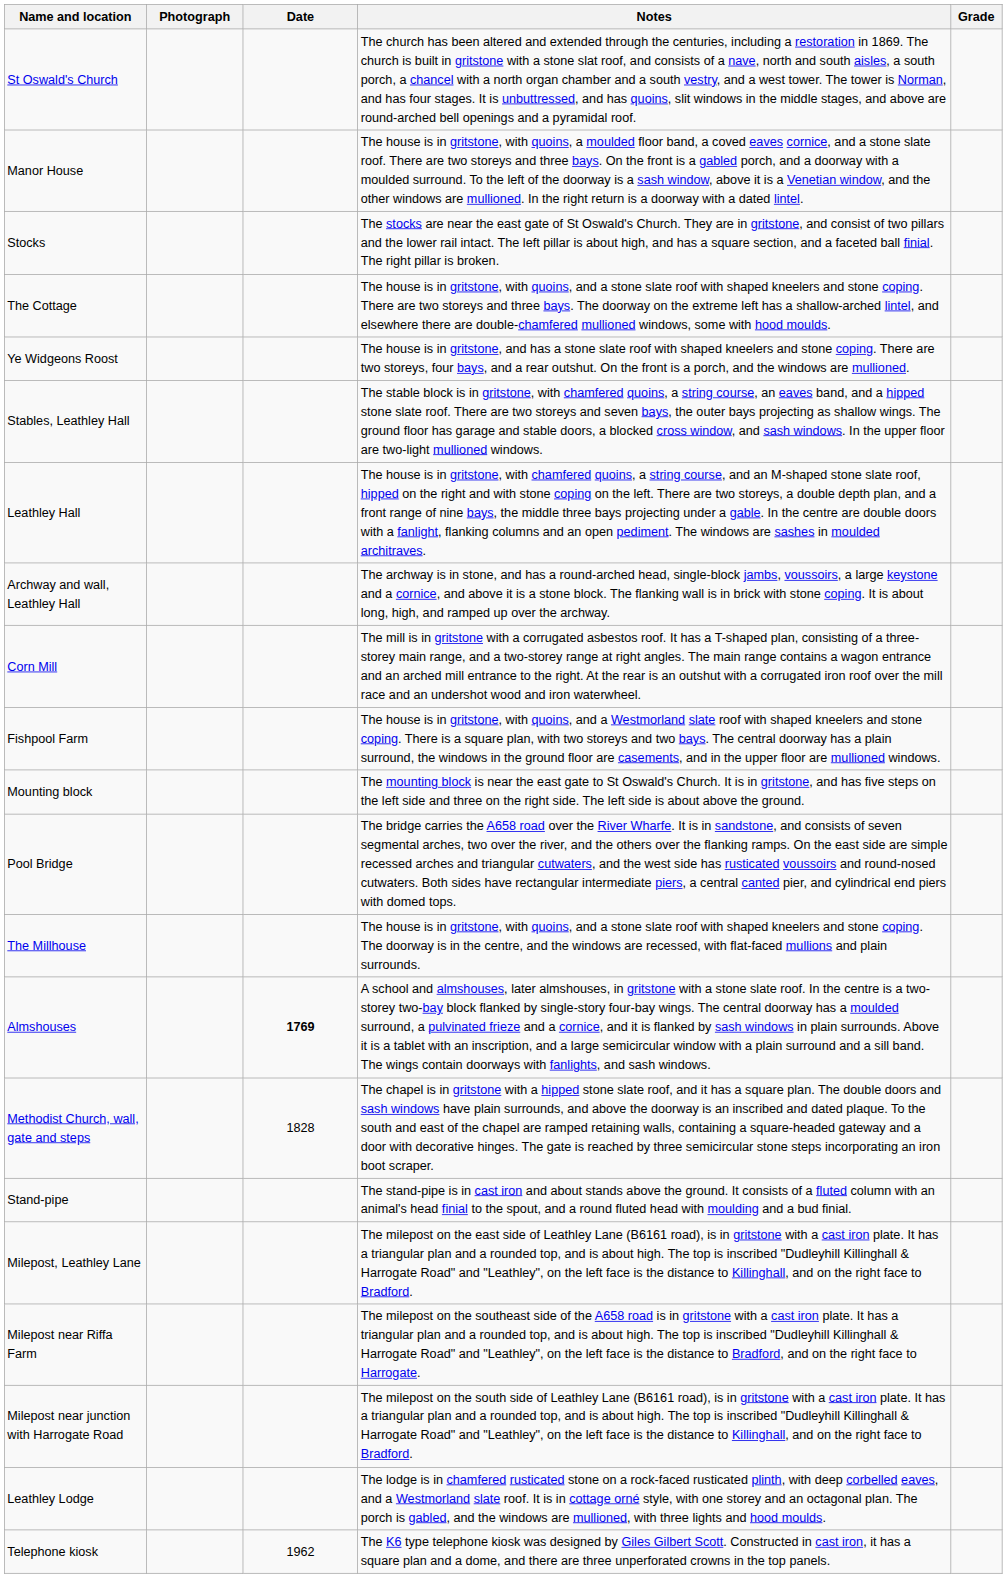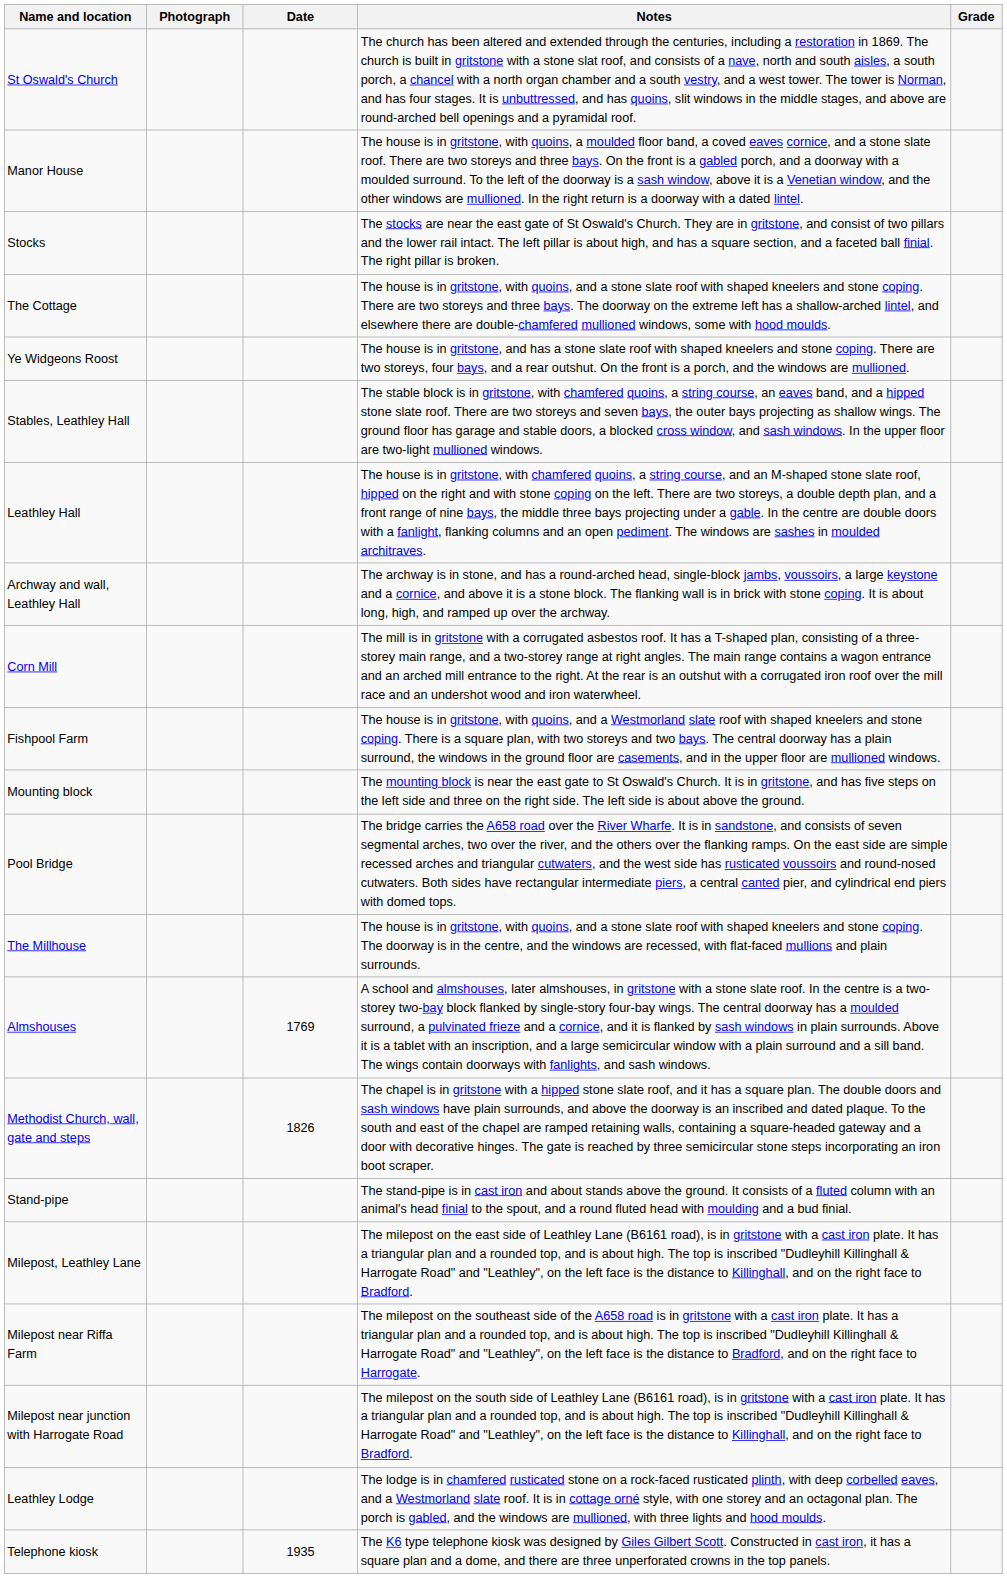(300, 1027) bold -> (300, 1027) normal
(300, 1128) 1828 -> (300, 1128) 1826
(300, 1551) 1962 -> (300, 1551) 1935
